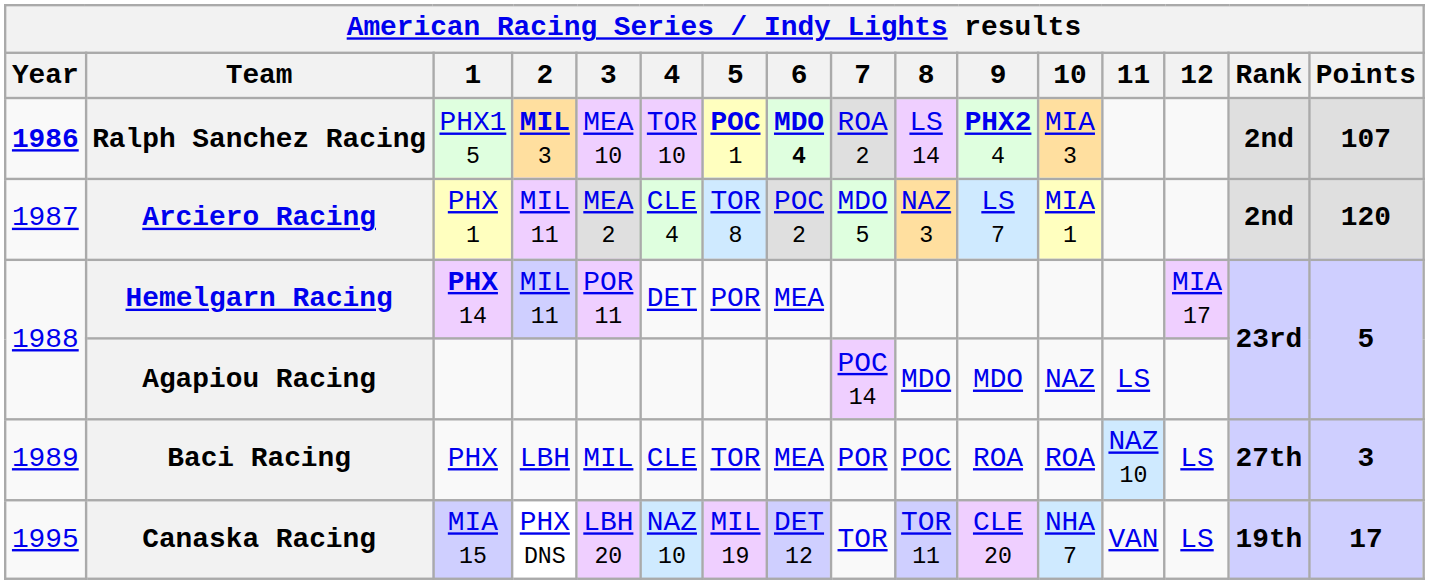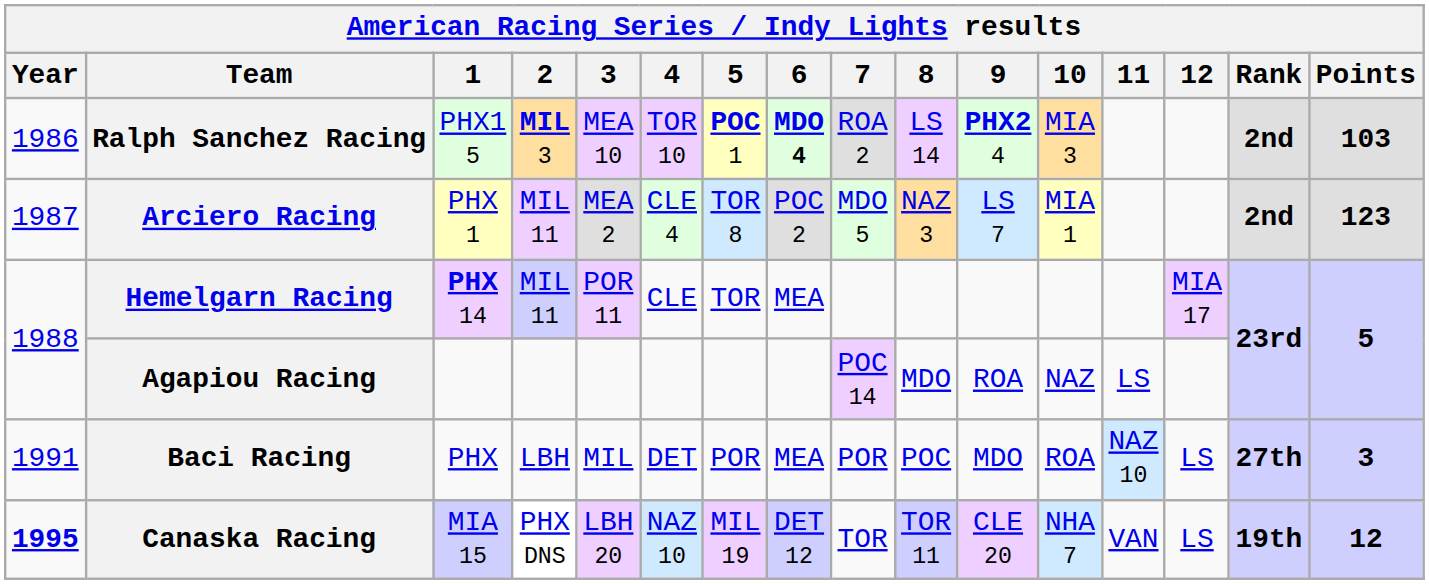(45, 138) bold -> (45, 138) normal
(1366, 138) 107 -> (1366, 138) 103
(1366, 219) 120 -> (1366, 219) 123
(672, 299) DET -> (672, 299) CLE
(735, 299) POR -> (735, 299) TOR
(998, 379) MDO -> (998, 379) ROA
(45, 459) 1989 -> (45, 459) 1991
(672, 459) CLE -> (672, 459) DET
(735, 459) TOR -> (735, 459) POR
(998, 459) ROA -> (998, 459) MDO
(45, 539) normal -> (45, 539) bold
(1366, 539) 17 -> (1366, 539) 12
